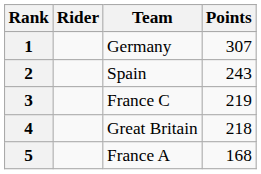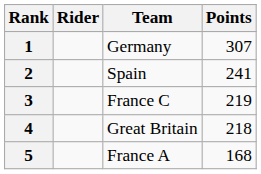(239, 73) 243 -> (239, 73) 241
